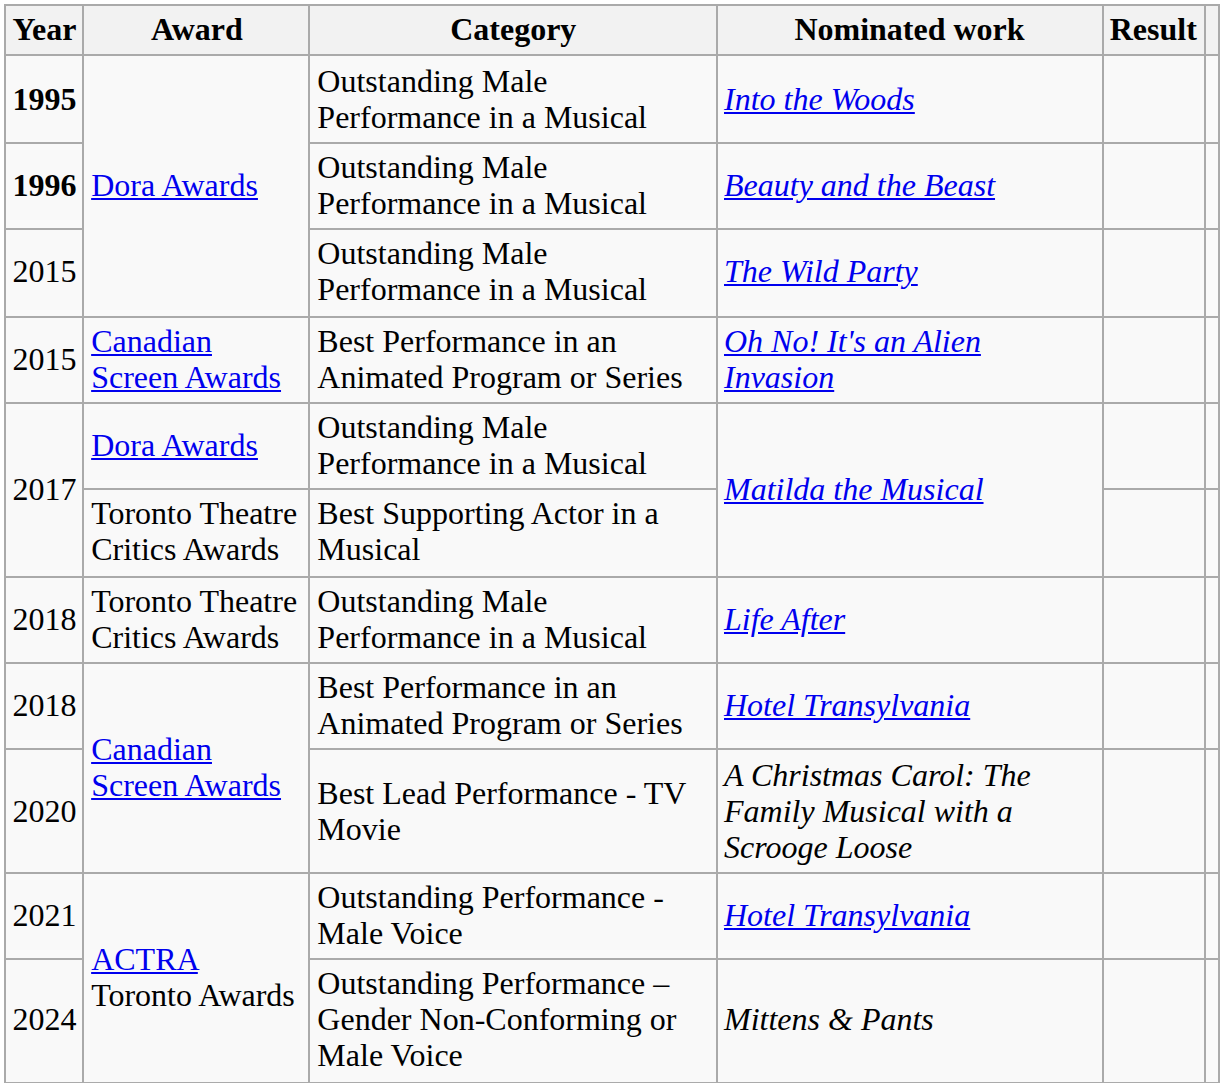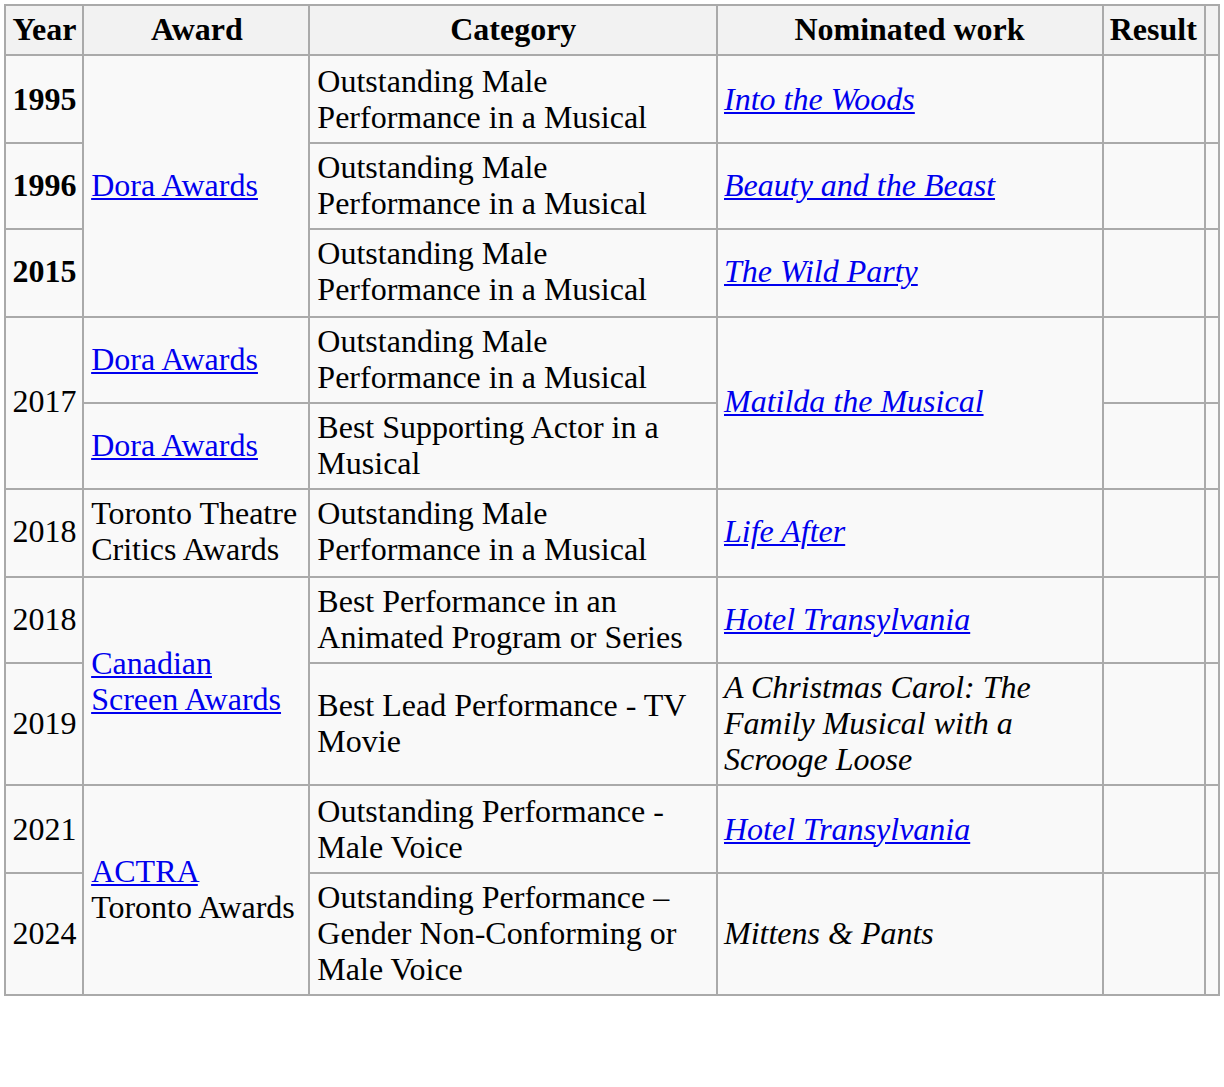(44, 272) normal -> (44, 272) bold
- row: (500, 358)
(194, 532) Toronto Theatre Critics Awards -> (175, 445) Dora Awards
(44, 810) 2020 -> (44, 723) 2019
